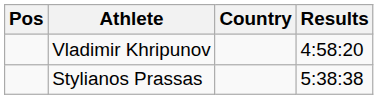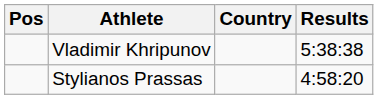(332, 49) 4:58:20 -> (332, 49) 5:38:38
(332, 79) 5:38:38 -> (332, 79) 4:58:20
